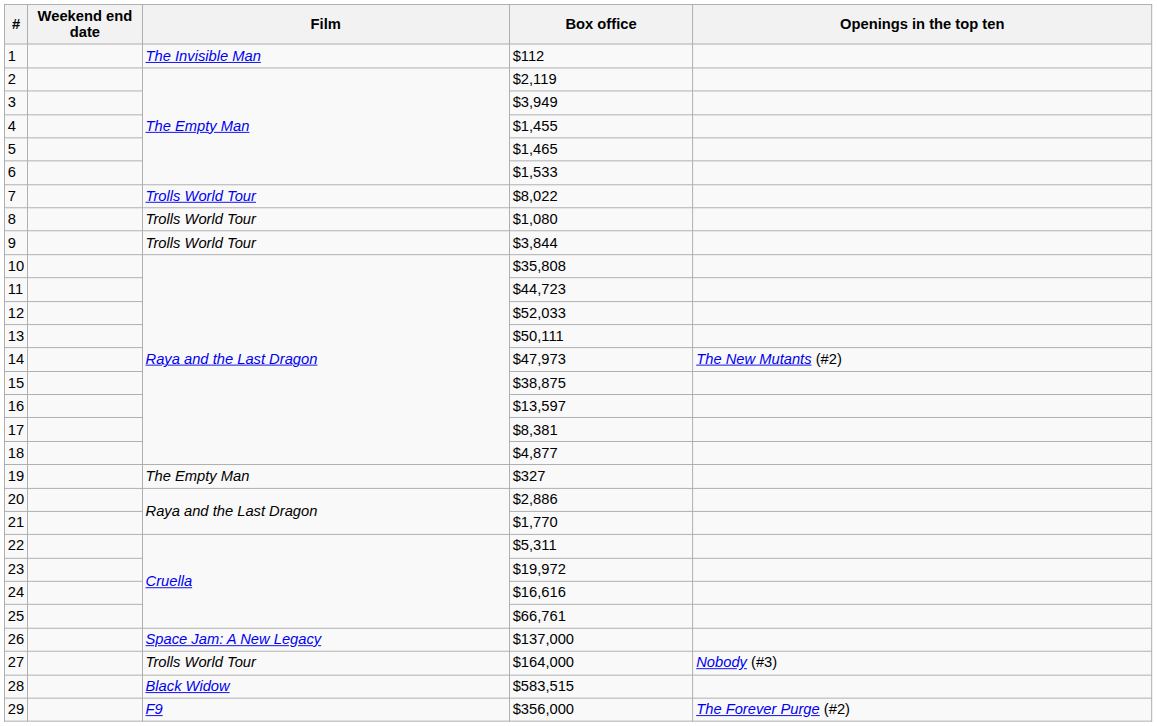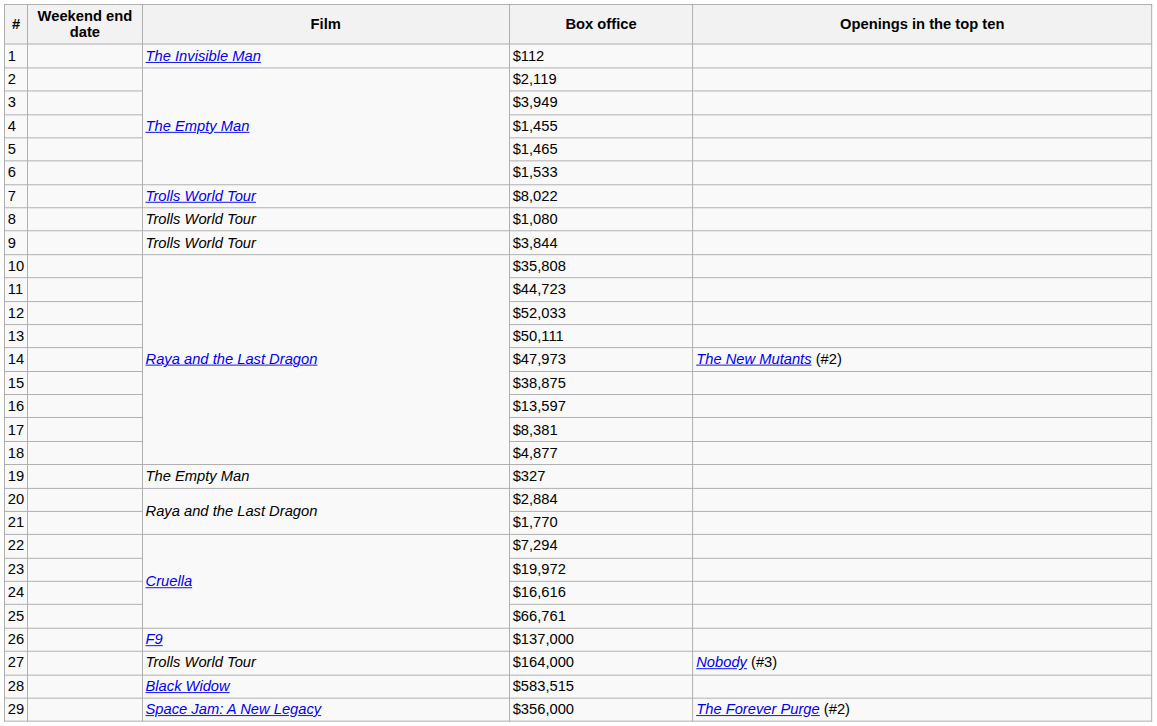(535, 499) $2,886 -> (535, 499) $2,884
(535, 546) $5,311 -> (535, 546) $7,294
(233, 639) Space Jam: A New Legacy -> (154, 639) F9
(154, 709) F9 -> (233, 709) Space Jam: A New Legacy
